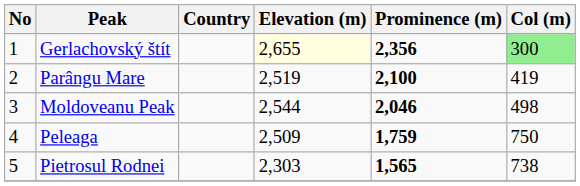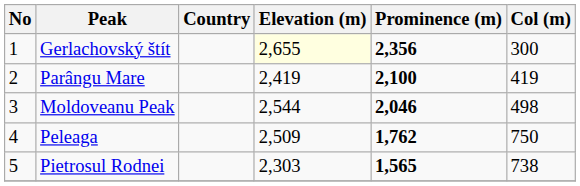(525, 48) lightgreen background -> (525, 48) no background
(280, 78) 2,519 -> (280, 78) 2,419
(396, 136) 1,759 -> (396, 136) 1,762
